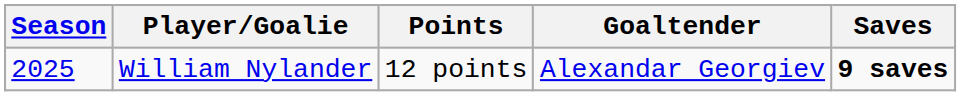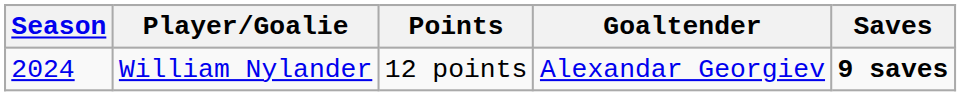(43, 70) 2025 -> (43, 70) 2024
